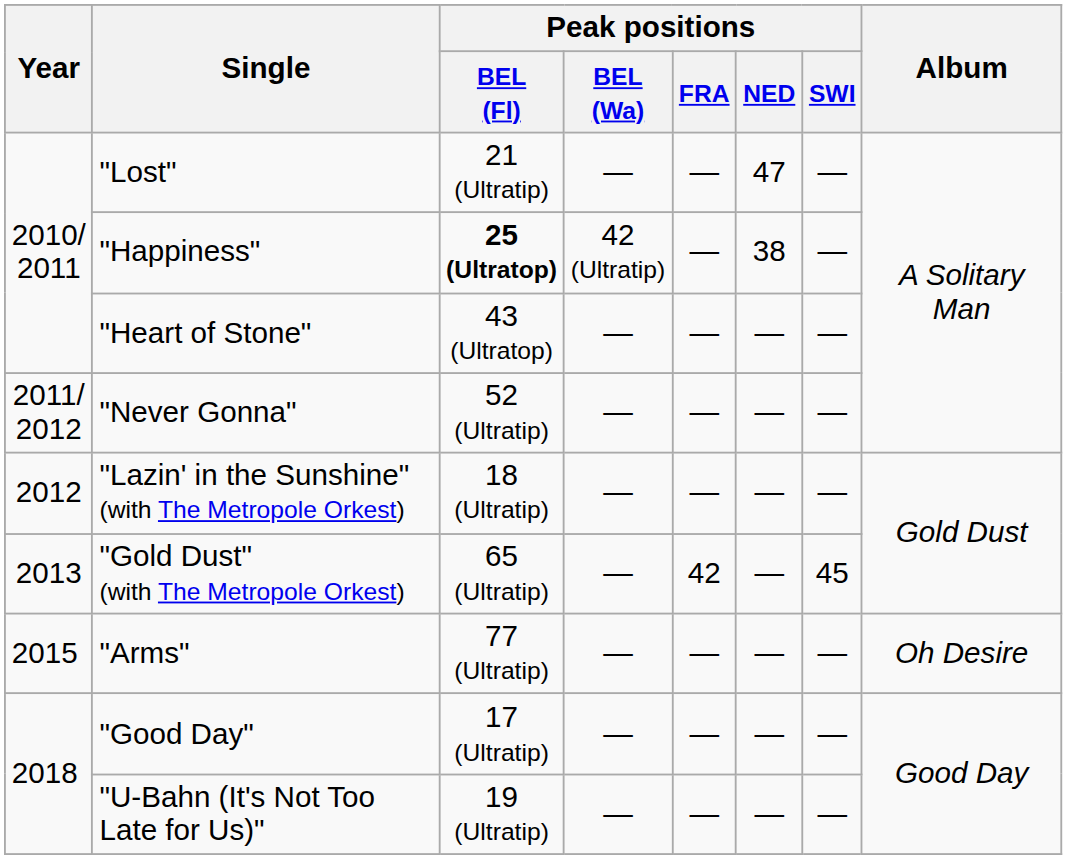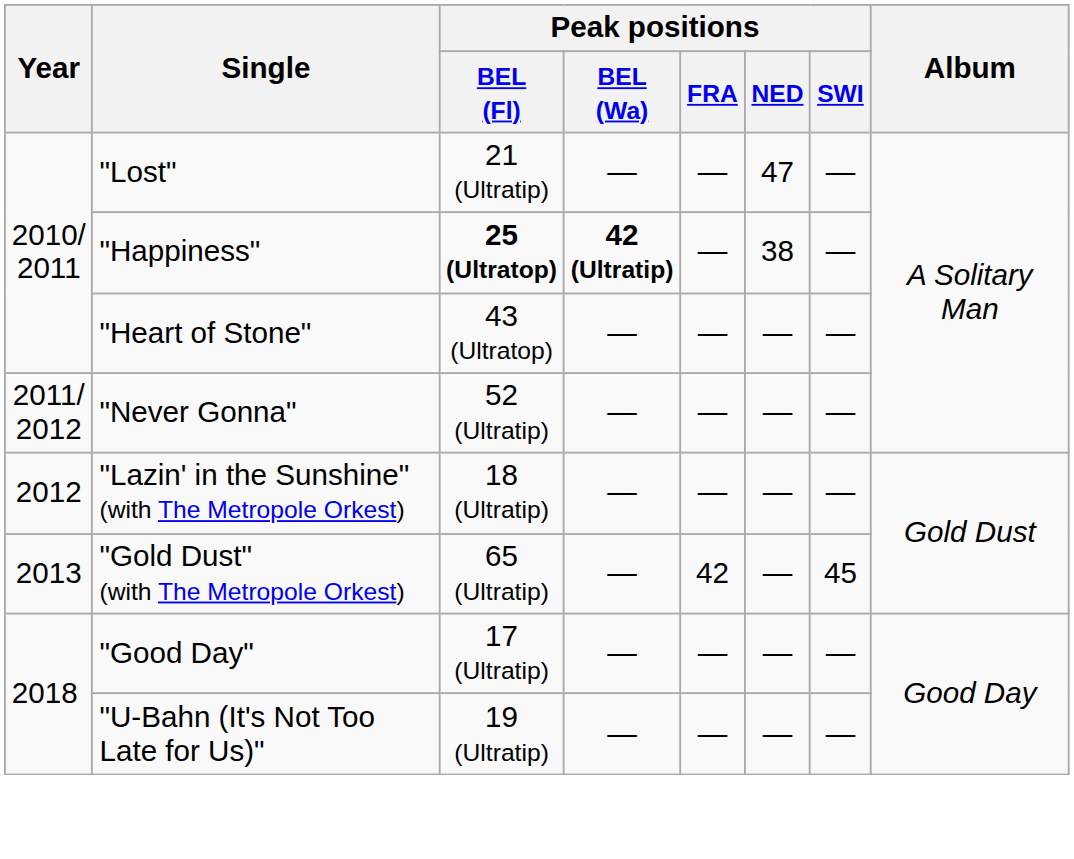(618, 252) normal -> (622, 252) bold
- row: (145, 653)
